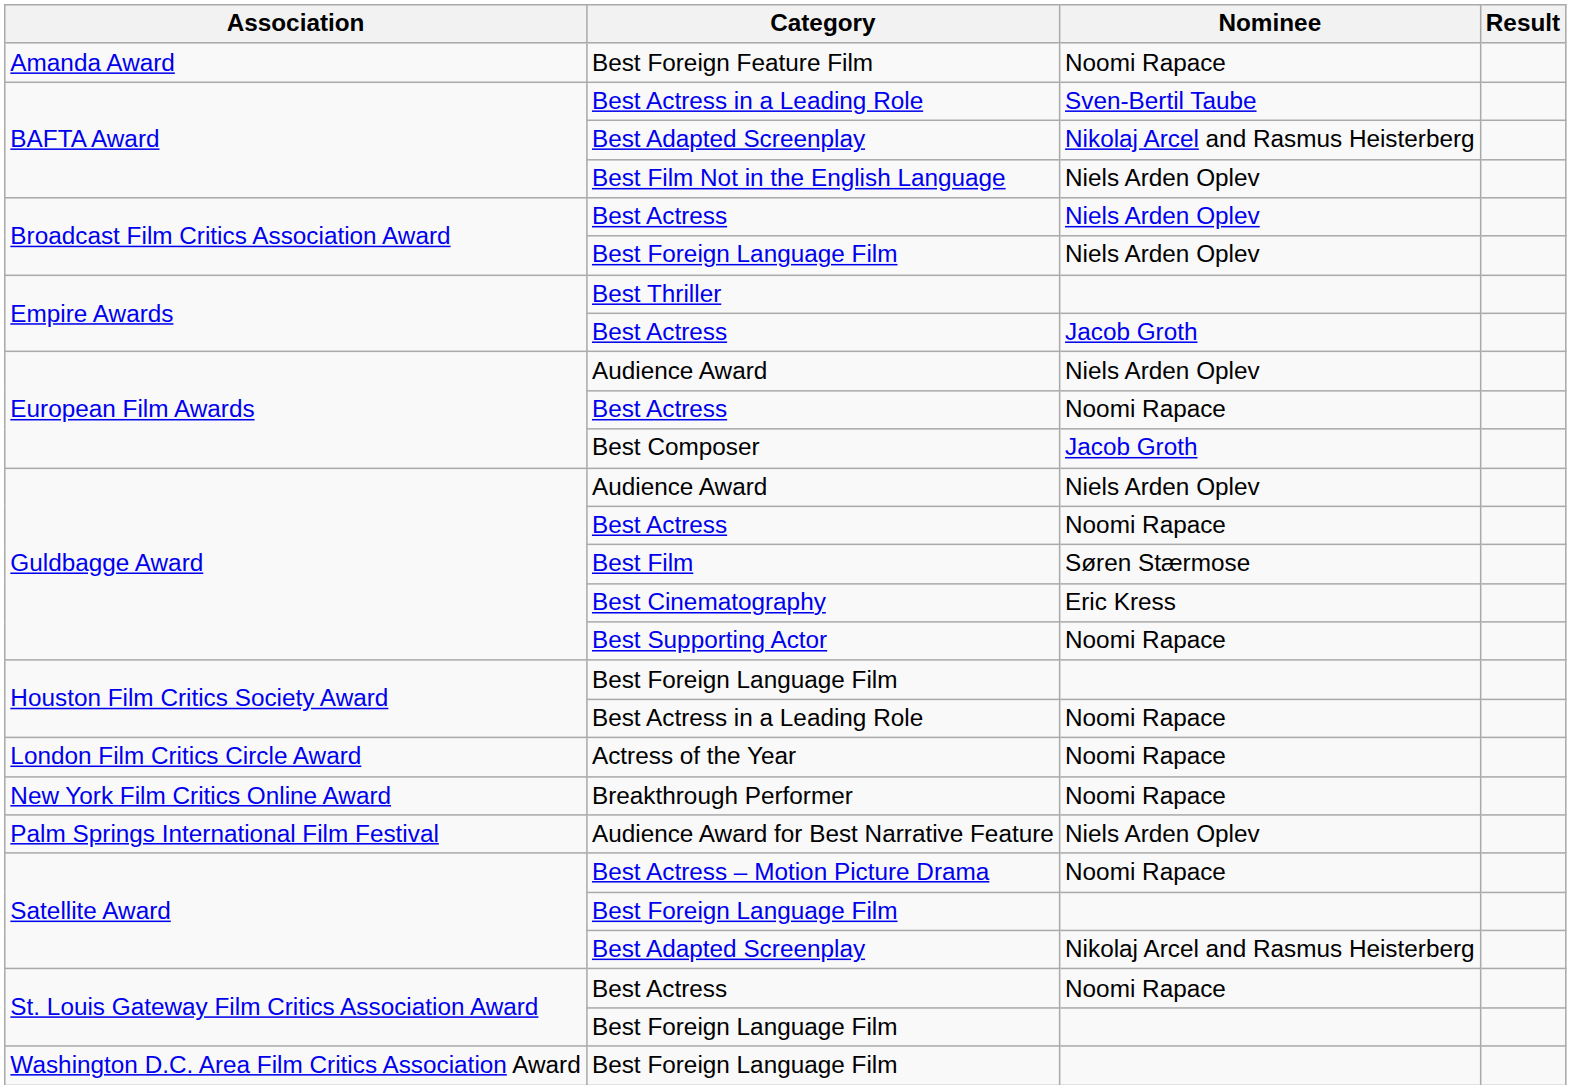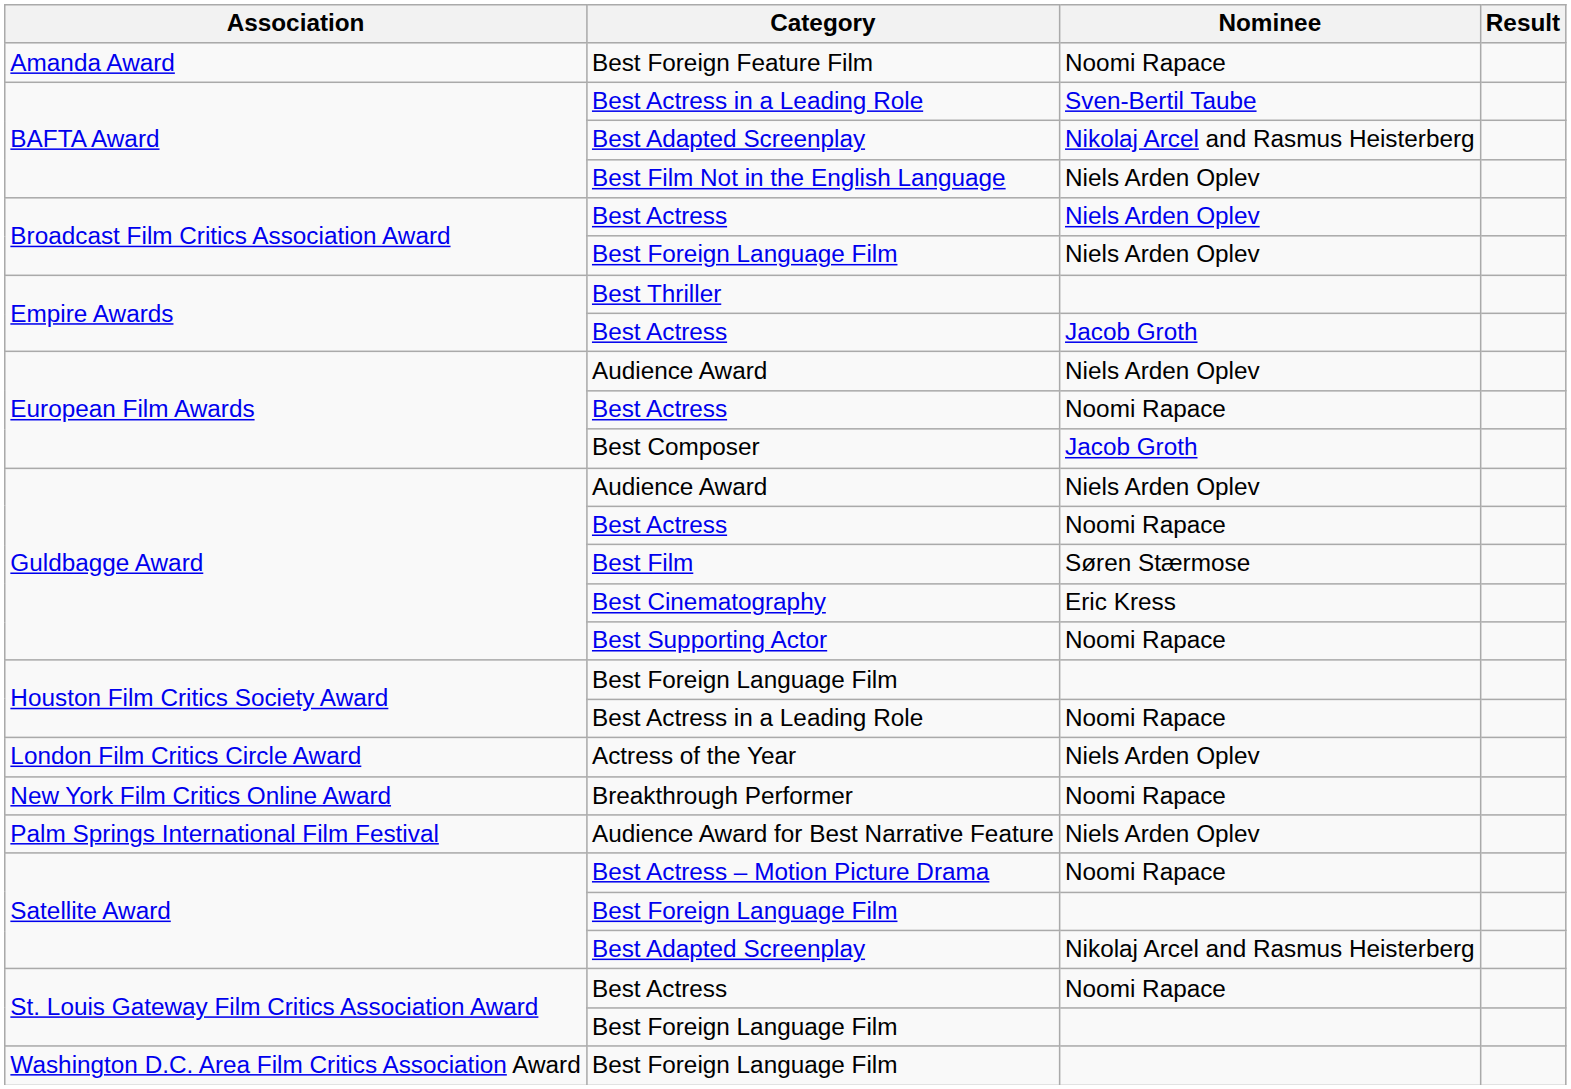(1145, 756) Noomi Rapace -> (1162, 756) Niels Arden Oplev
